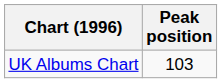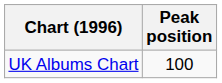(179, 63) 103 -> (179, 63) 100
